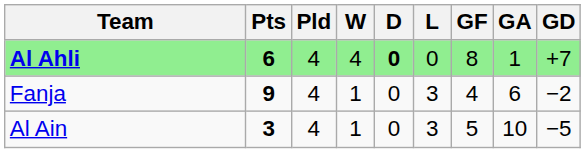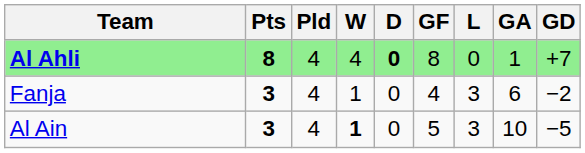columns swapped: (432, 22) <-> (472, 22)
(269, 57) 6 -> (269, 57) 8
(269, 93) 9 -> (269, 93) 3
(356, 128) normal -> (356, 128) bold
